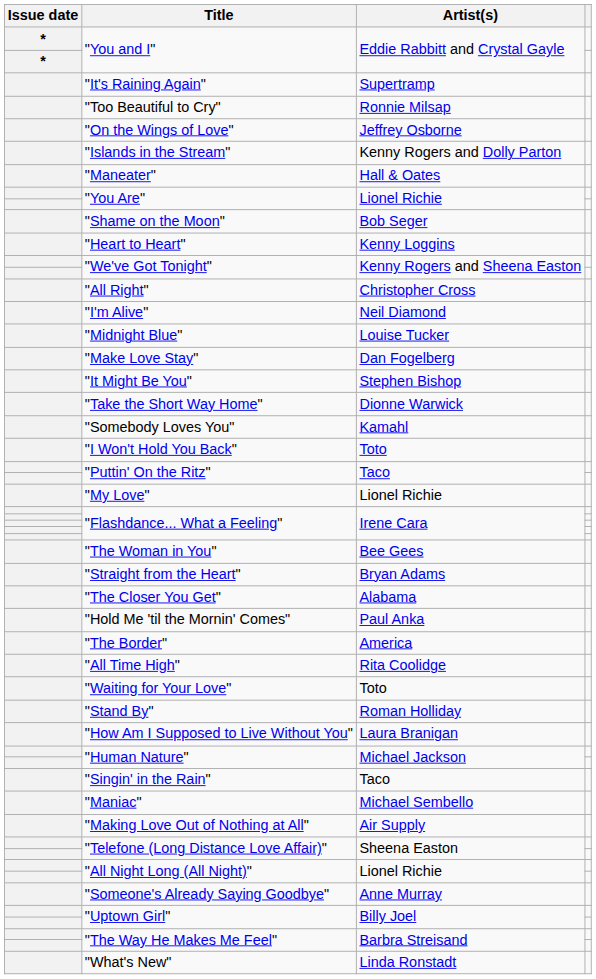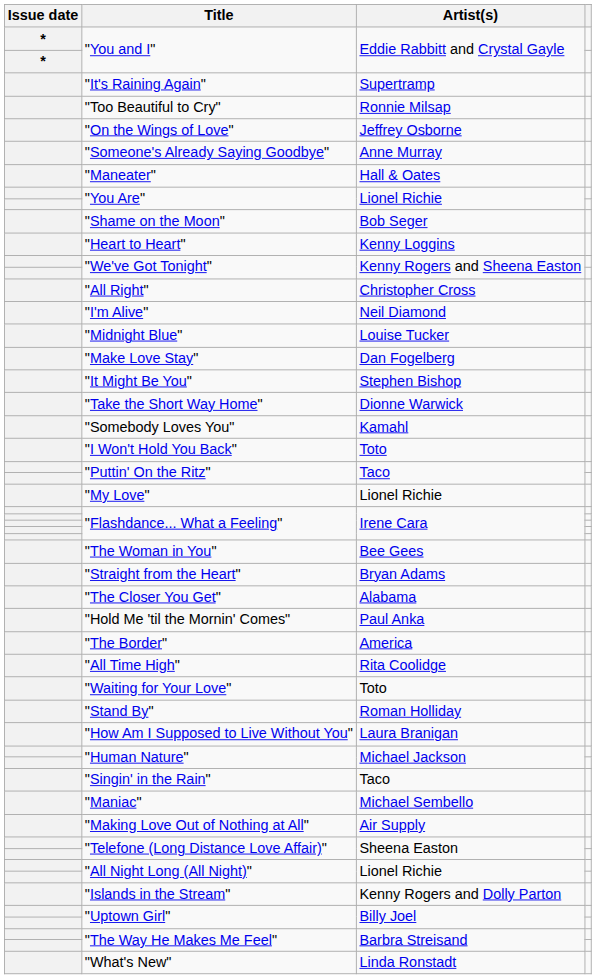rows swapped: (207, 894) <-> (158, 152)
